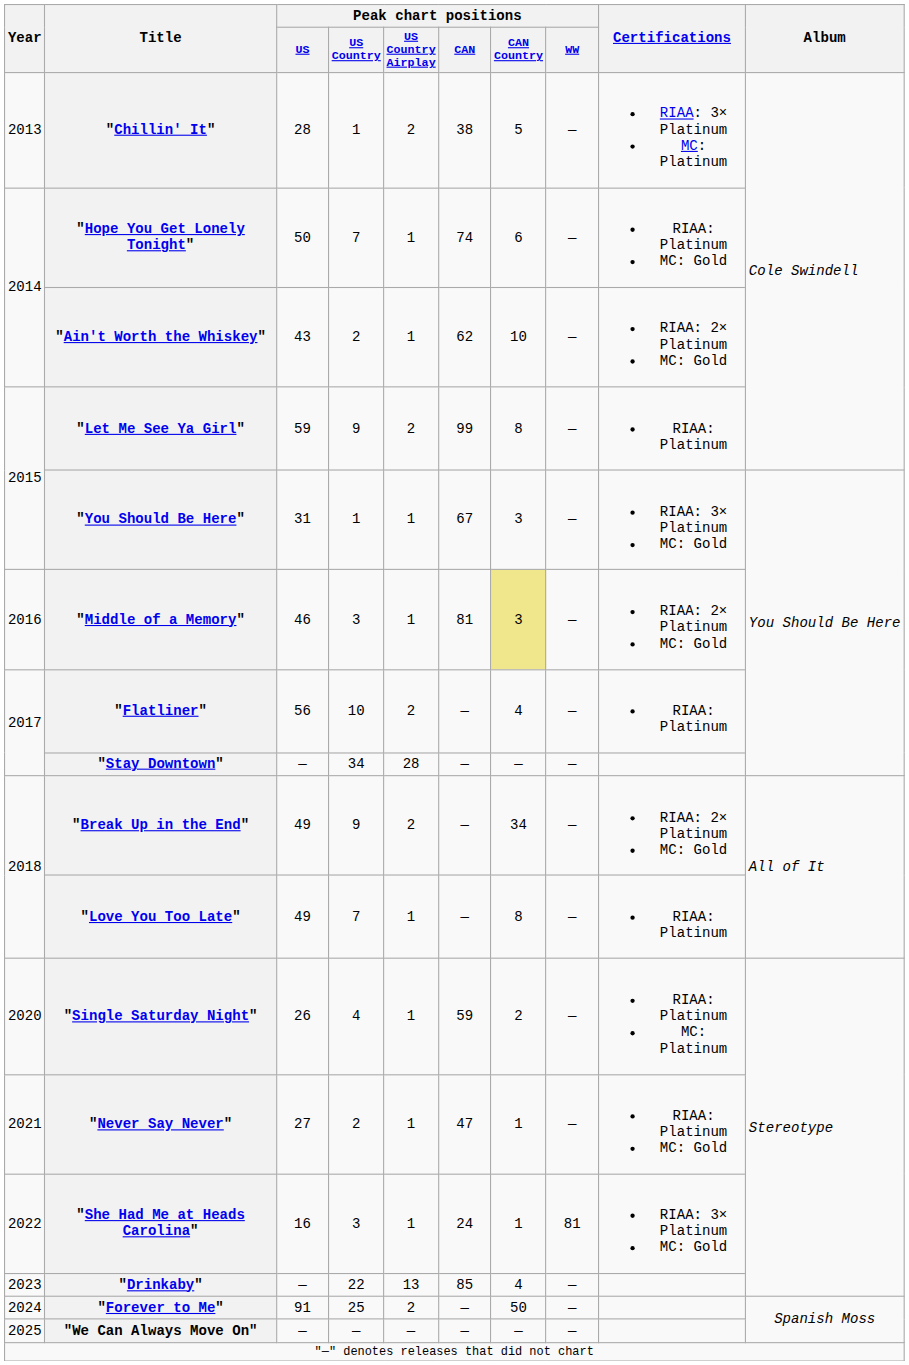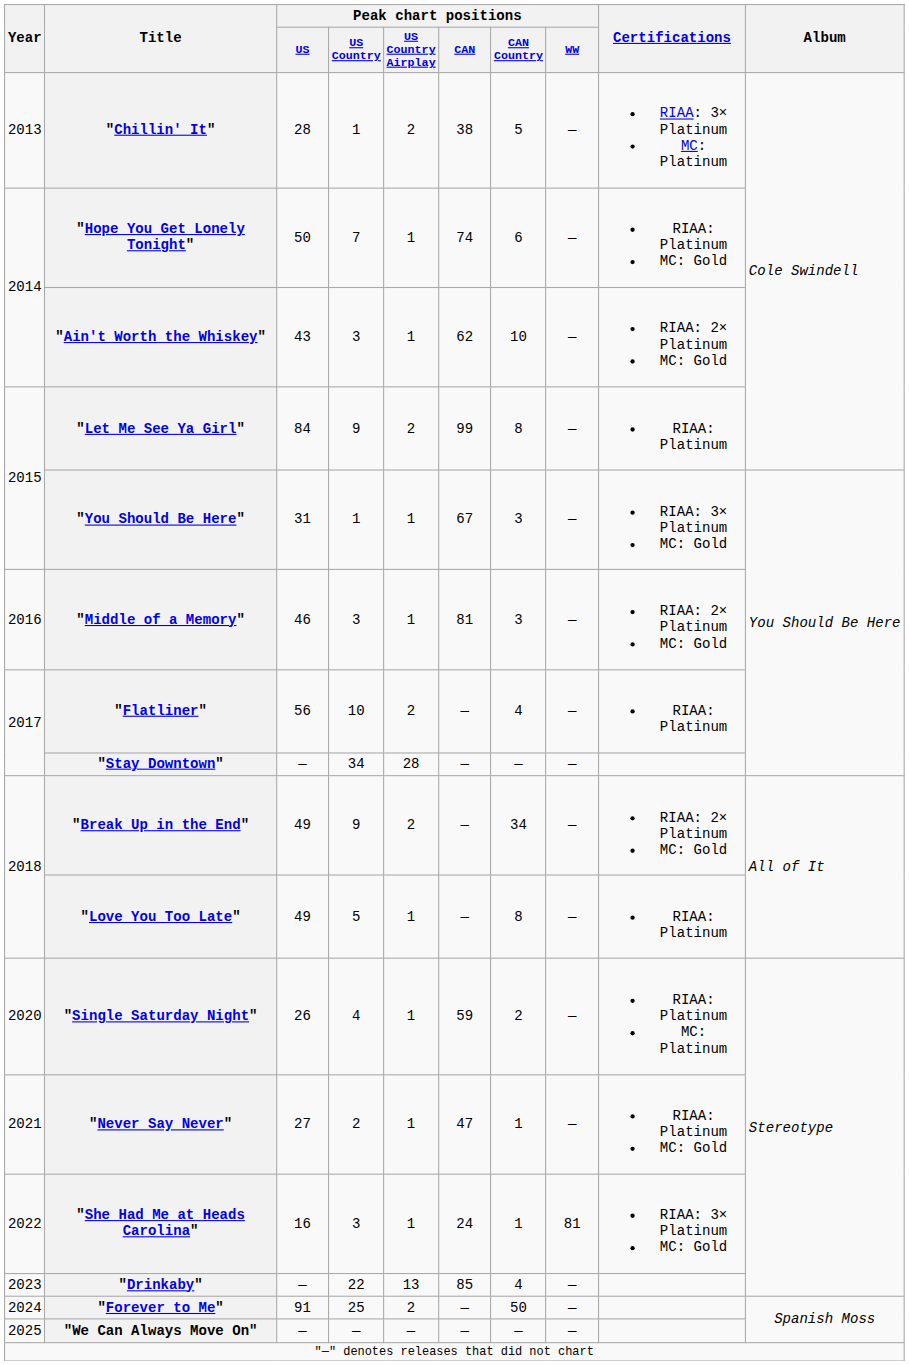(356, 337) 2 -> (356, 337) 3
(303, 429) 59 -> (303, 429) 84
(518, 620) khaki background -> (518, 620) no background
(356, 917) 7 -> (356, 917) 5
